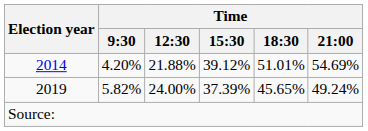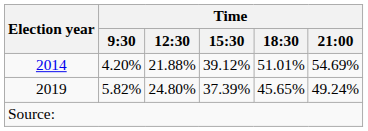(172, 89) 24.00% -> (172, 89) 24.80%
